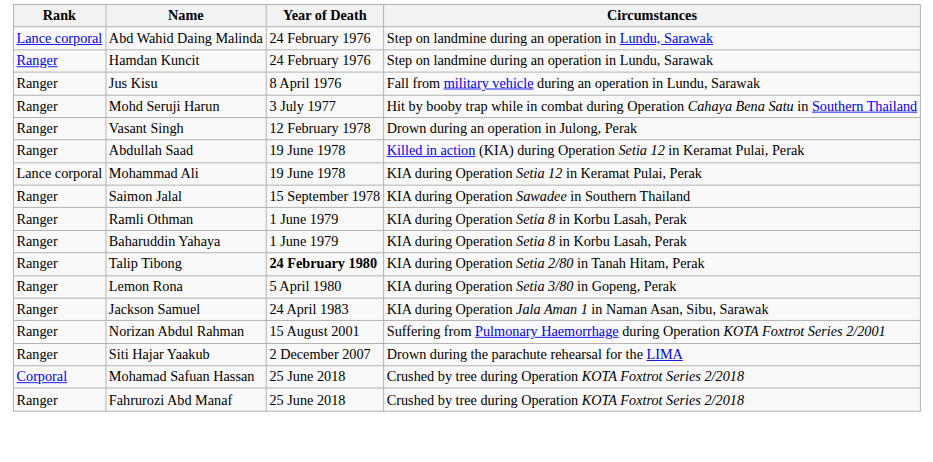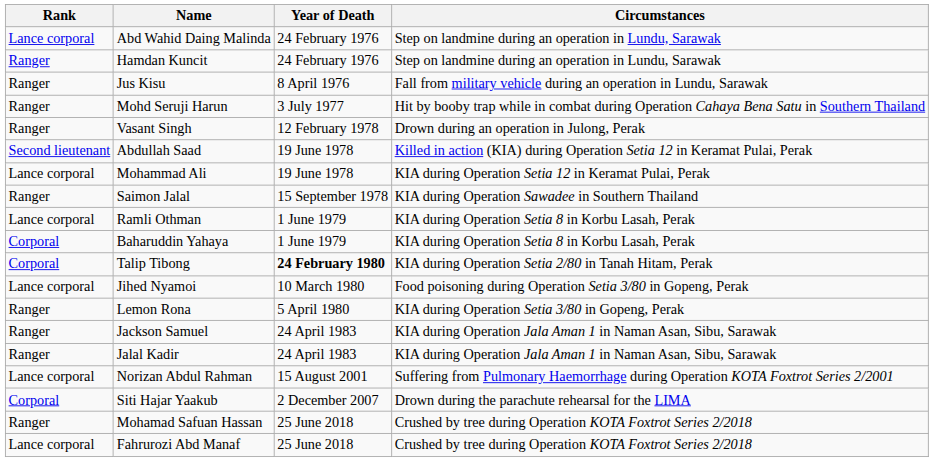(37, 151) Ranger -> (59, 151) Second lieutenant
(37, 219) Ranger -> (51, 219) Lance corporal
(37, 241) Ranger -> (34, 241) Corporal
(37, 264) Ranger -> (34, 264) Corporal
+ row: (157, 286)
+ row: (148, 354)
(37, 331) Ranger -> (51, 377) Lance corporal
(37, 354) Ranger -> (34, 399) Corporal
(42, 377) Corporal -> (29, 422) Ranger
(37, 399) Ranger -> (51, 444) Lance corporal
